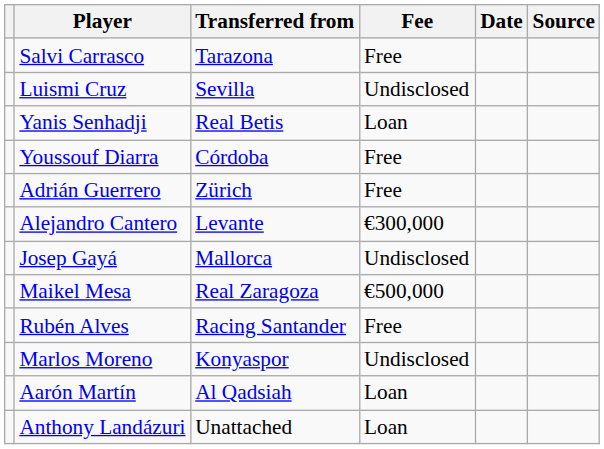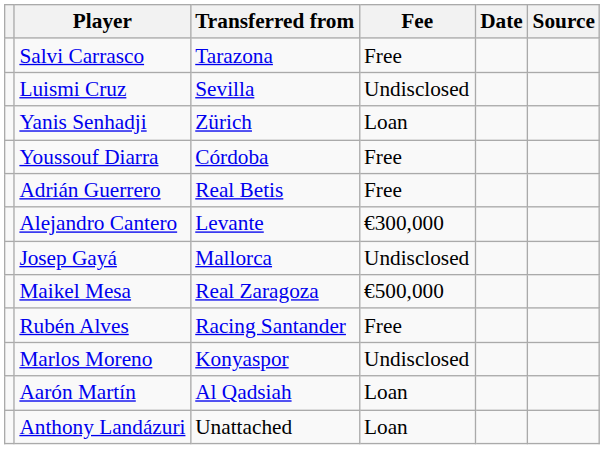(239, 122) Real Betis -> (224, 122) Zürich
(224, 190) Zürich -> (239, 190) Real Betis
